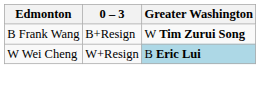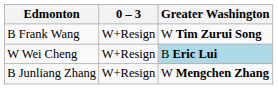(110, 34) B+Resign -> (129, 34) W+Resign
+ row: (52, 73)
